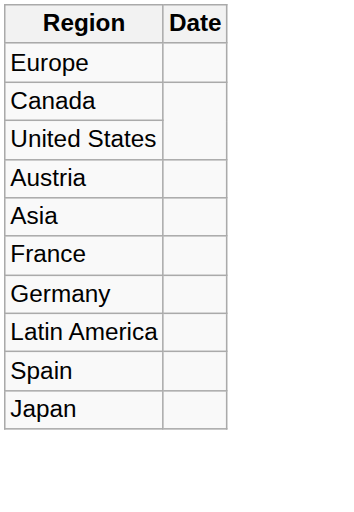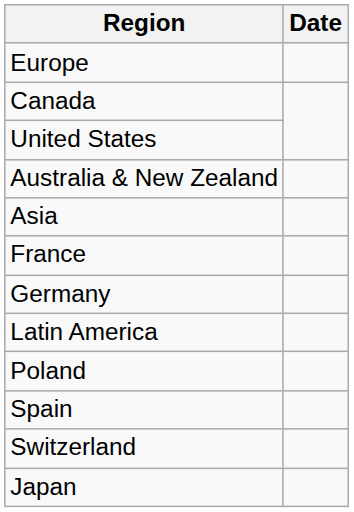+ row: (144, 178)
- row: (48, 178)
+ row: (48, 370)
+ row: (73, 448)
